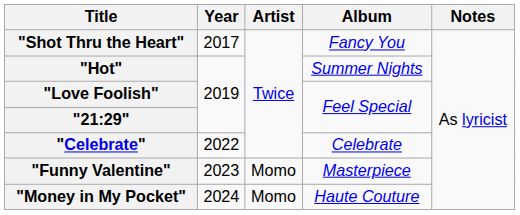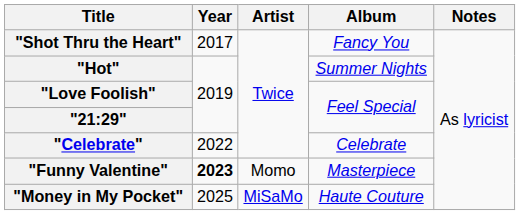(221, 171) normal -> (215, 171) bold
(221, 196) 2024 -> (215, 196) 2025
(274, 196) Momo -> (273, 196) MiSaMo
